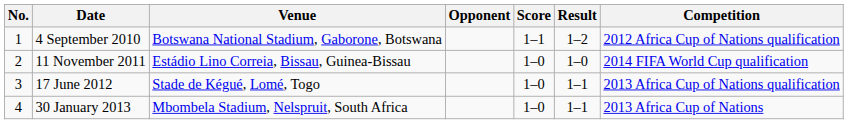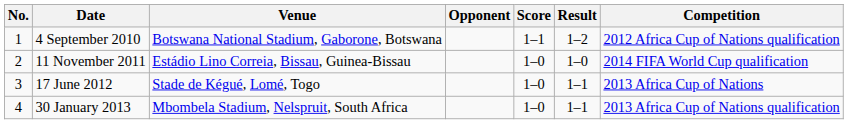(722, 84) 2013 Africa Cup of Nations qualification -> (683, 84) 2013 Africa Cup of Nations
(683, 107) 2013 Africa Cup of Nations -> (722, 107) 2013 Africa Cup of Nations qualification
